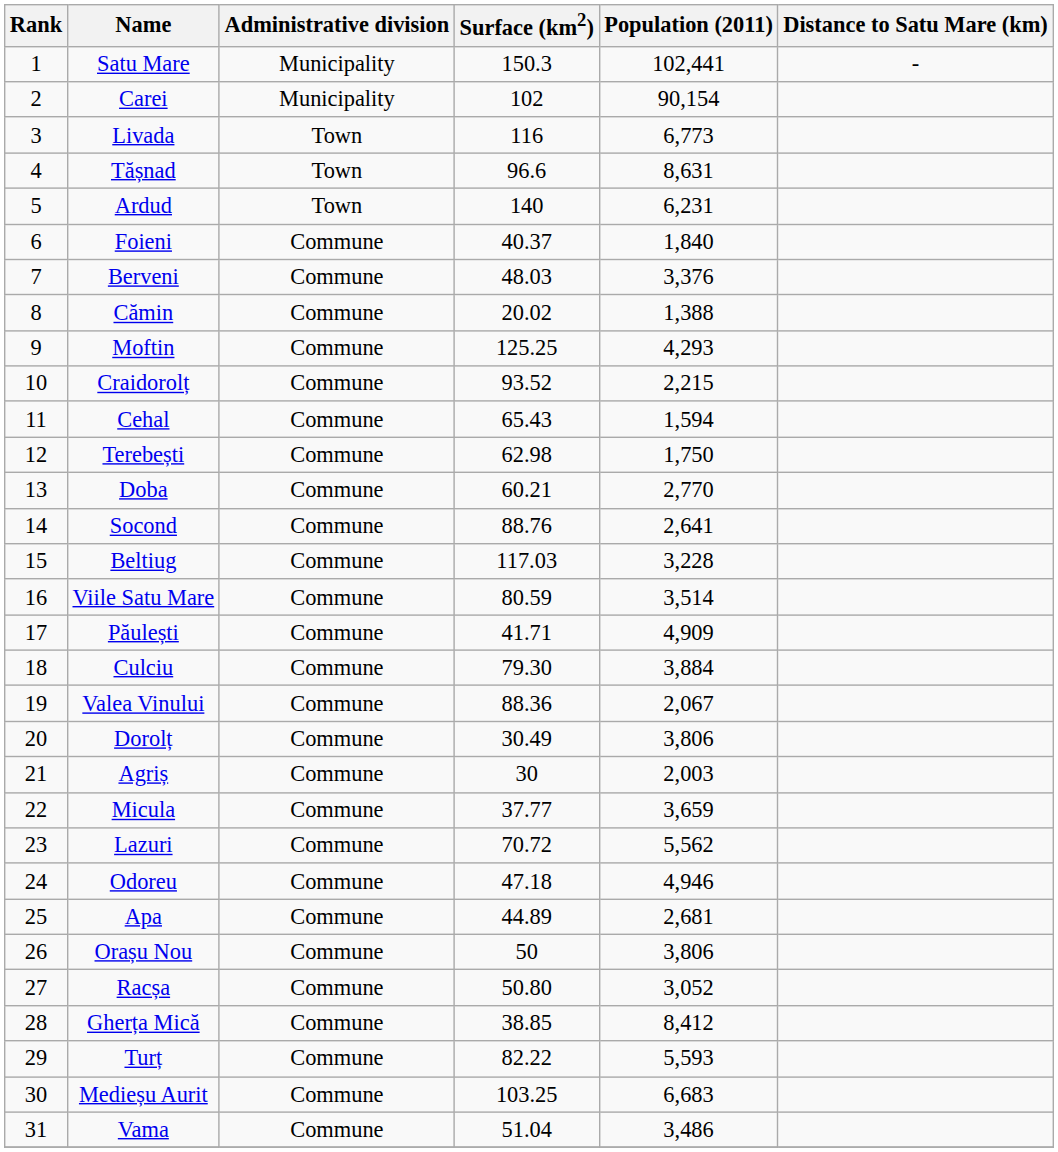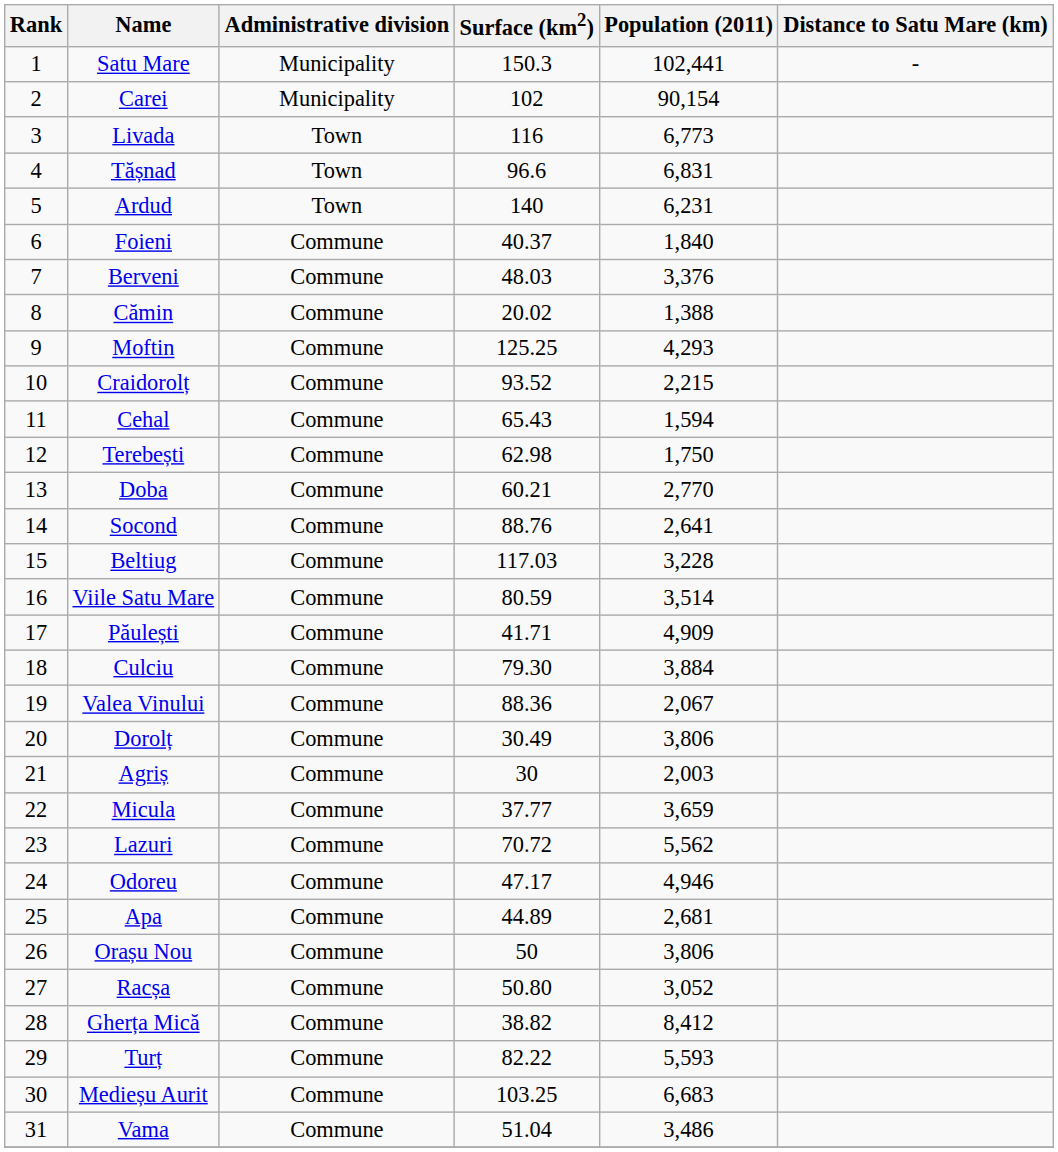(689, 170) 8,631 -> (689, 170) 6,831
(527, 880) 47.18 -> (527, 880) 47.17
(527, 1023) 38.85 -> (527, 1023) 38.82
